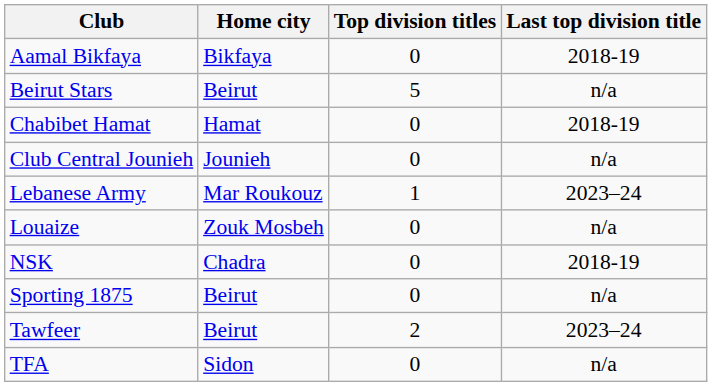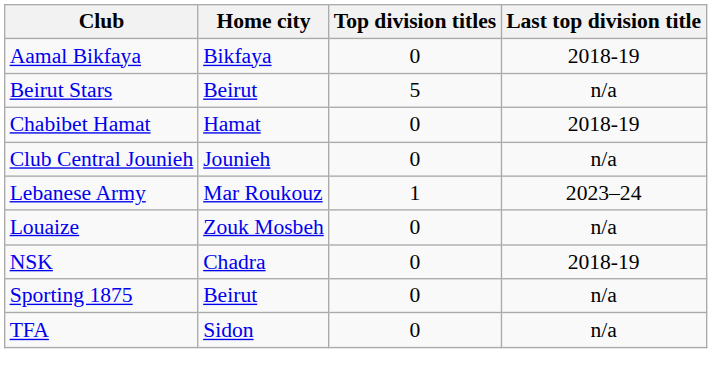- row: (45, 329)
